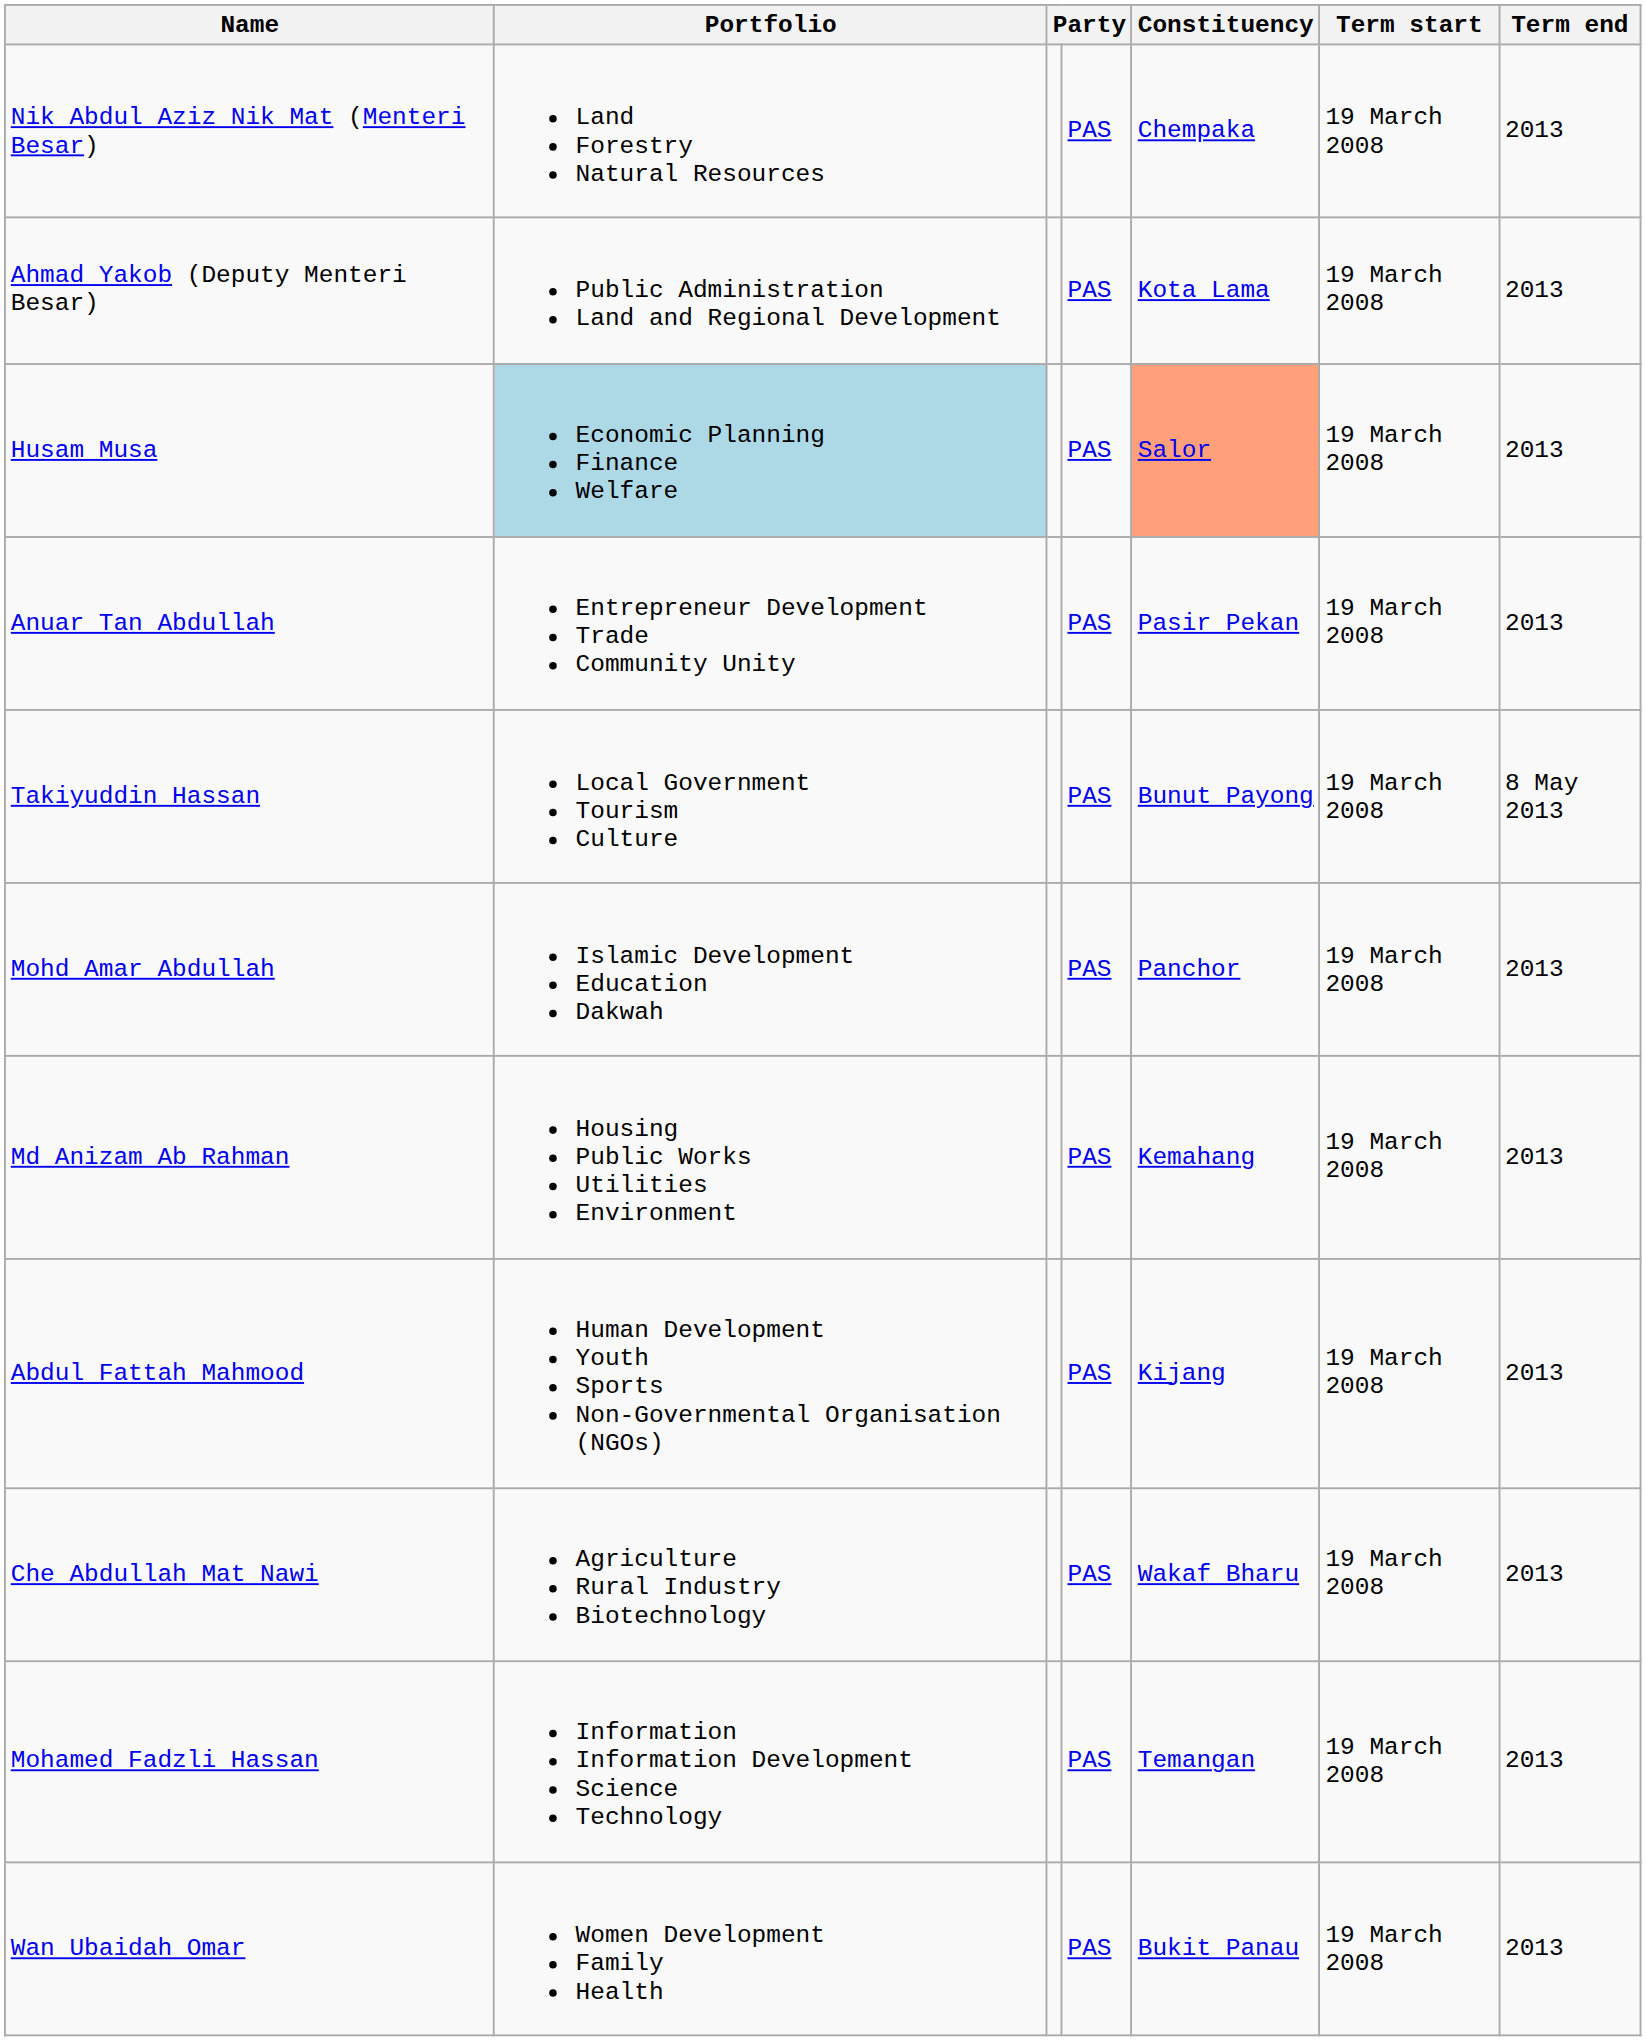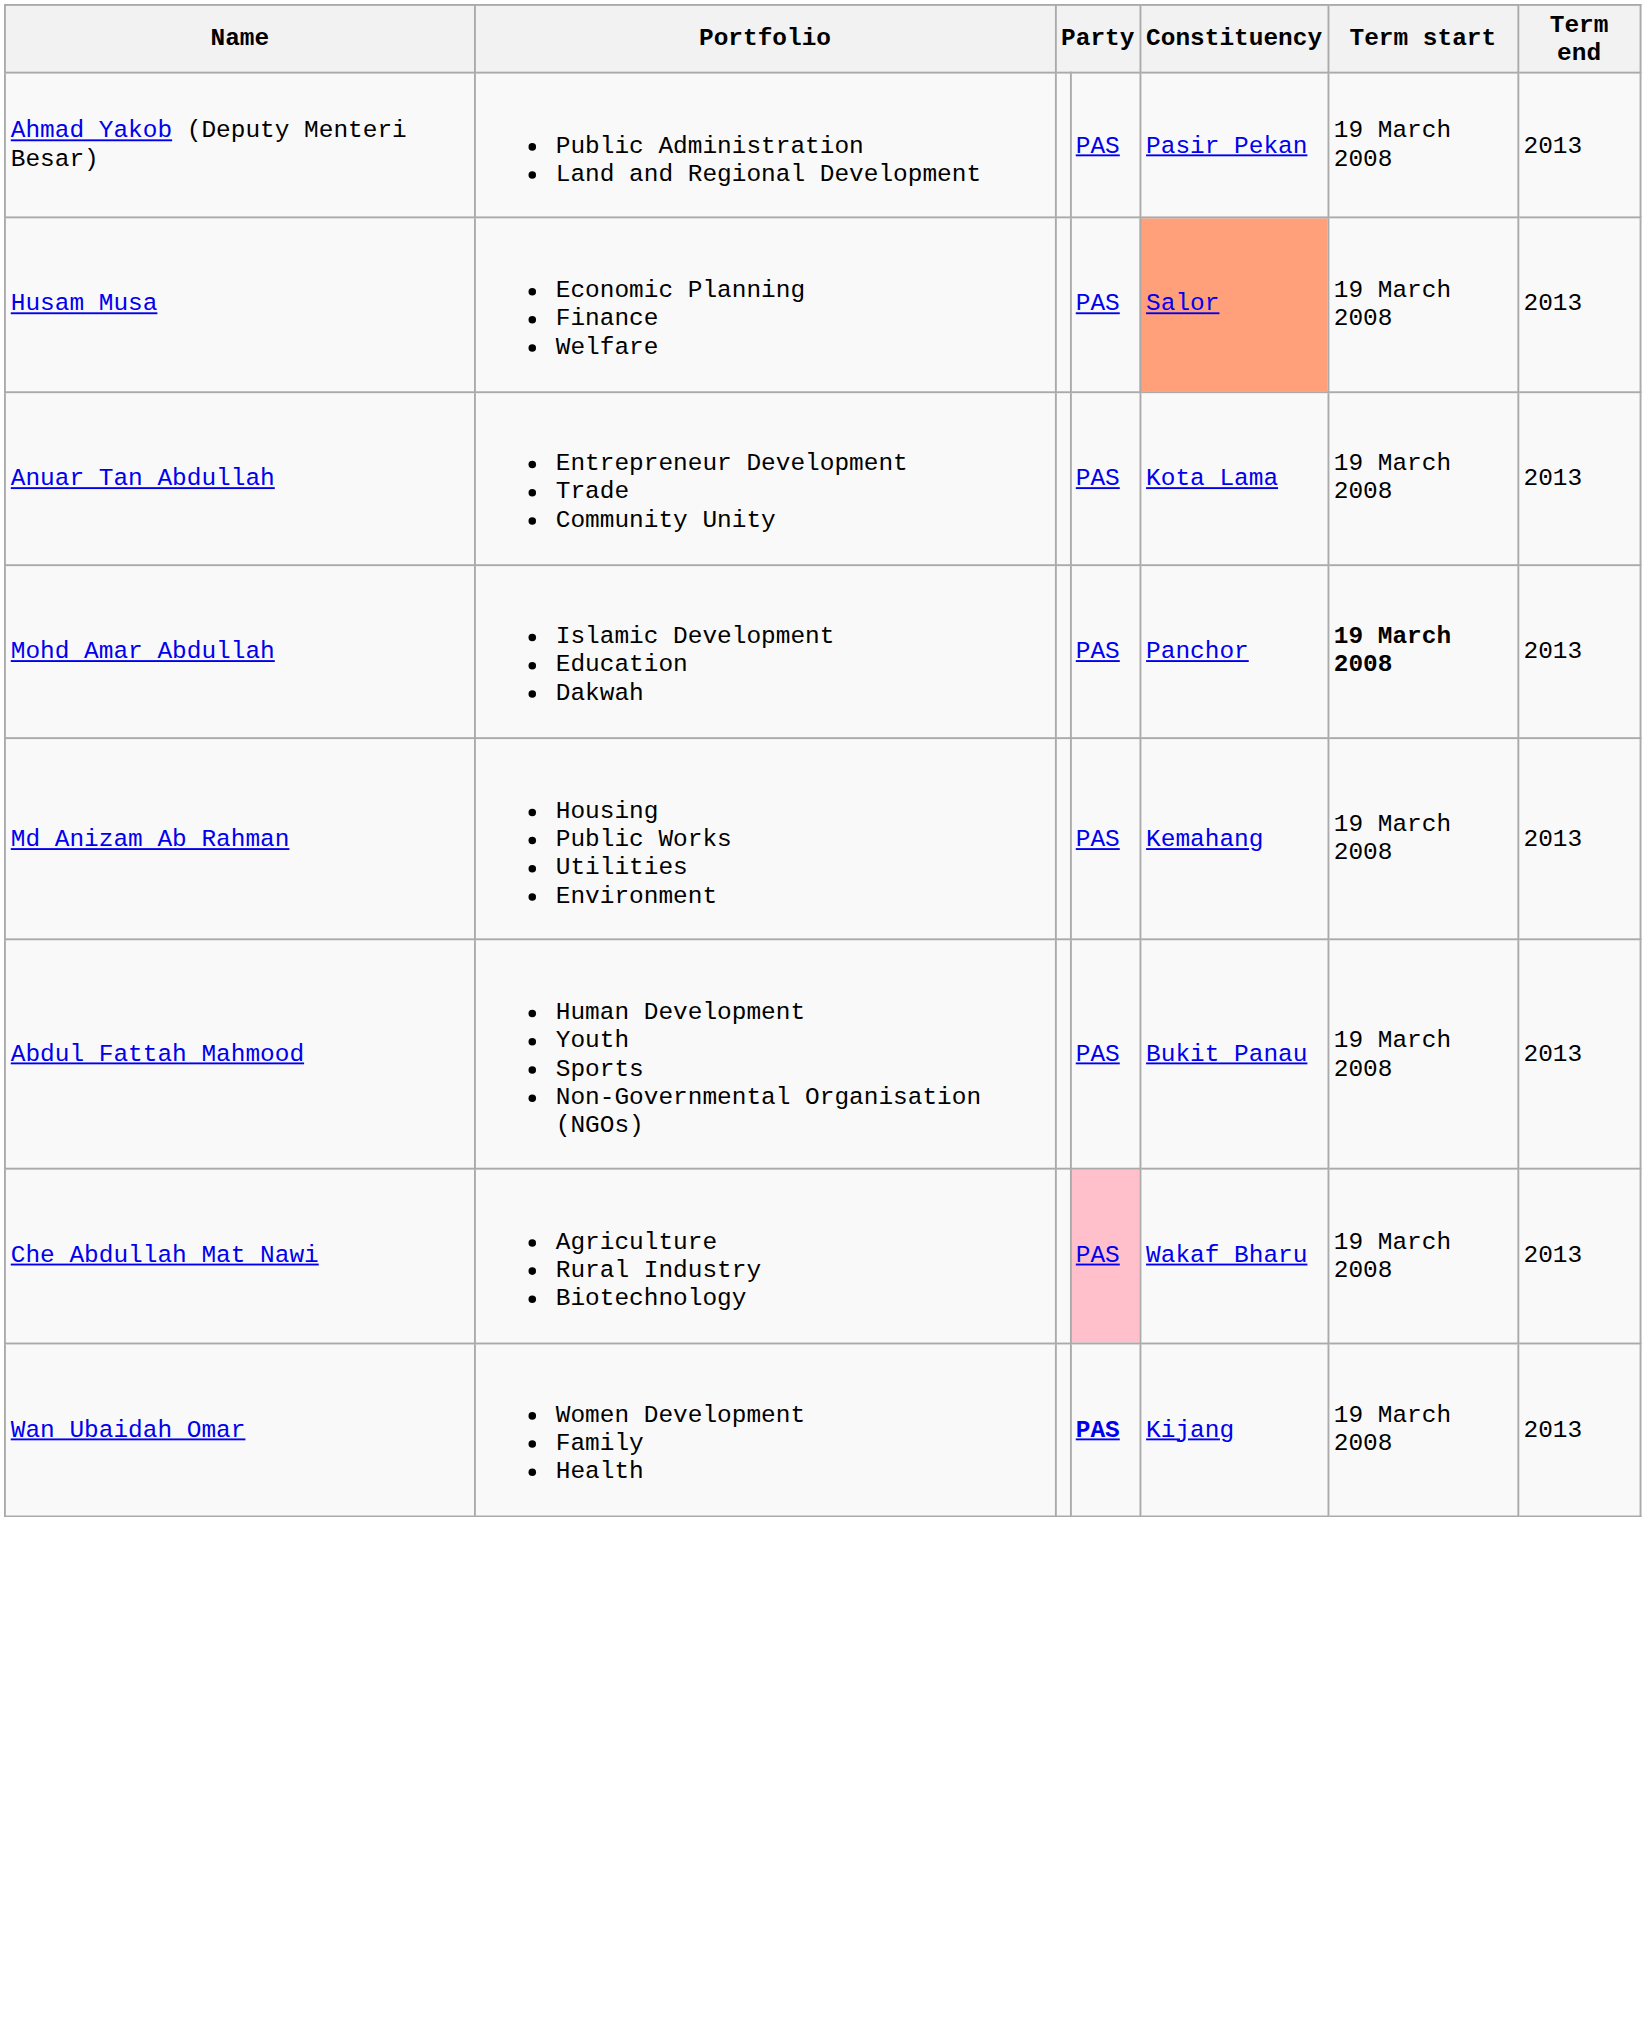- row: (238, 131)
(1204, 291) Kota Lama -> (1227, 146) Pasir Pekan
(771, 464) lightblue background -> (765, 319) no background
(1218, 623) Pasir Pekan -> (1212, 478) Kota Lama
- row: (135, 796)
(1384, 970) normal -> (1392, 651) bold
(1182, 1373) Kijang -> (1227, 1054) Bukit Panau
(1089, 1574) no background -> (1098, 1256) pink background
- row: (165, 1762)
(1089, 1949) normal -> (1098, 1429) bold
(1218, 1949) Bukit Panau -> (1190, 1429) Kijang
